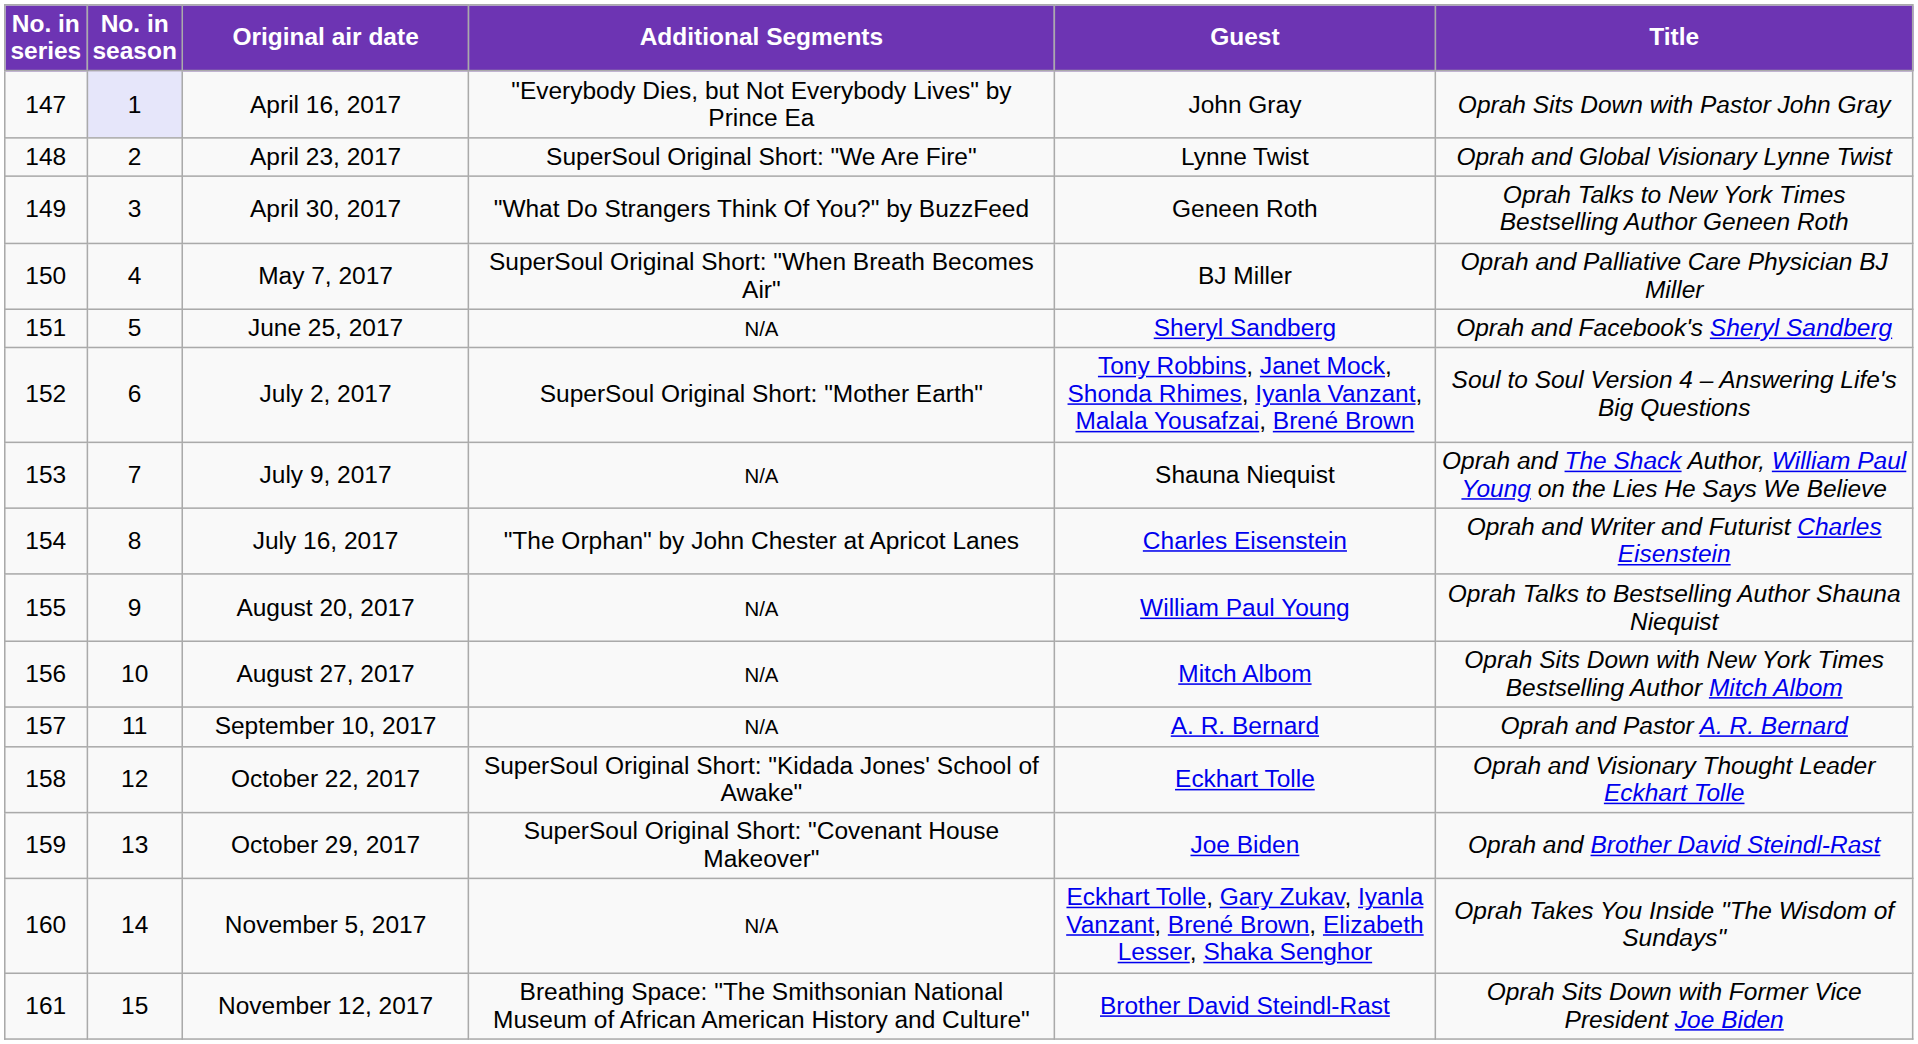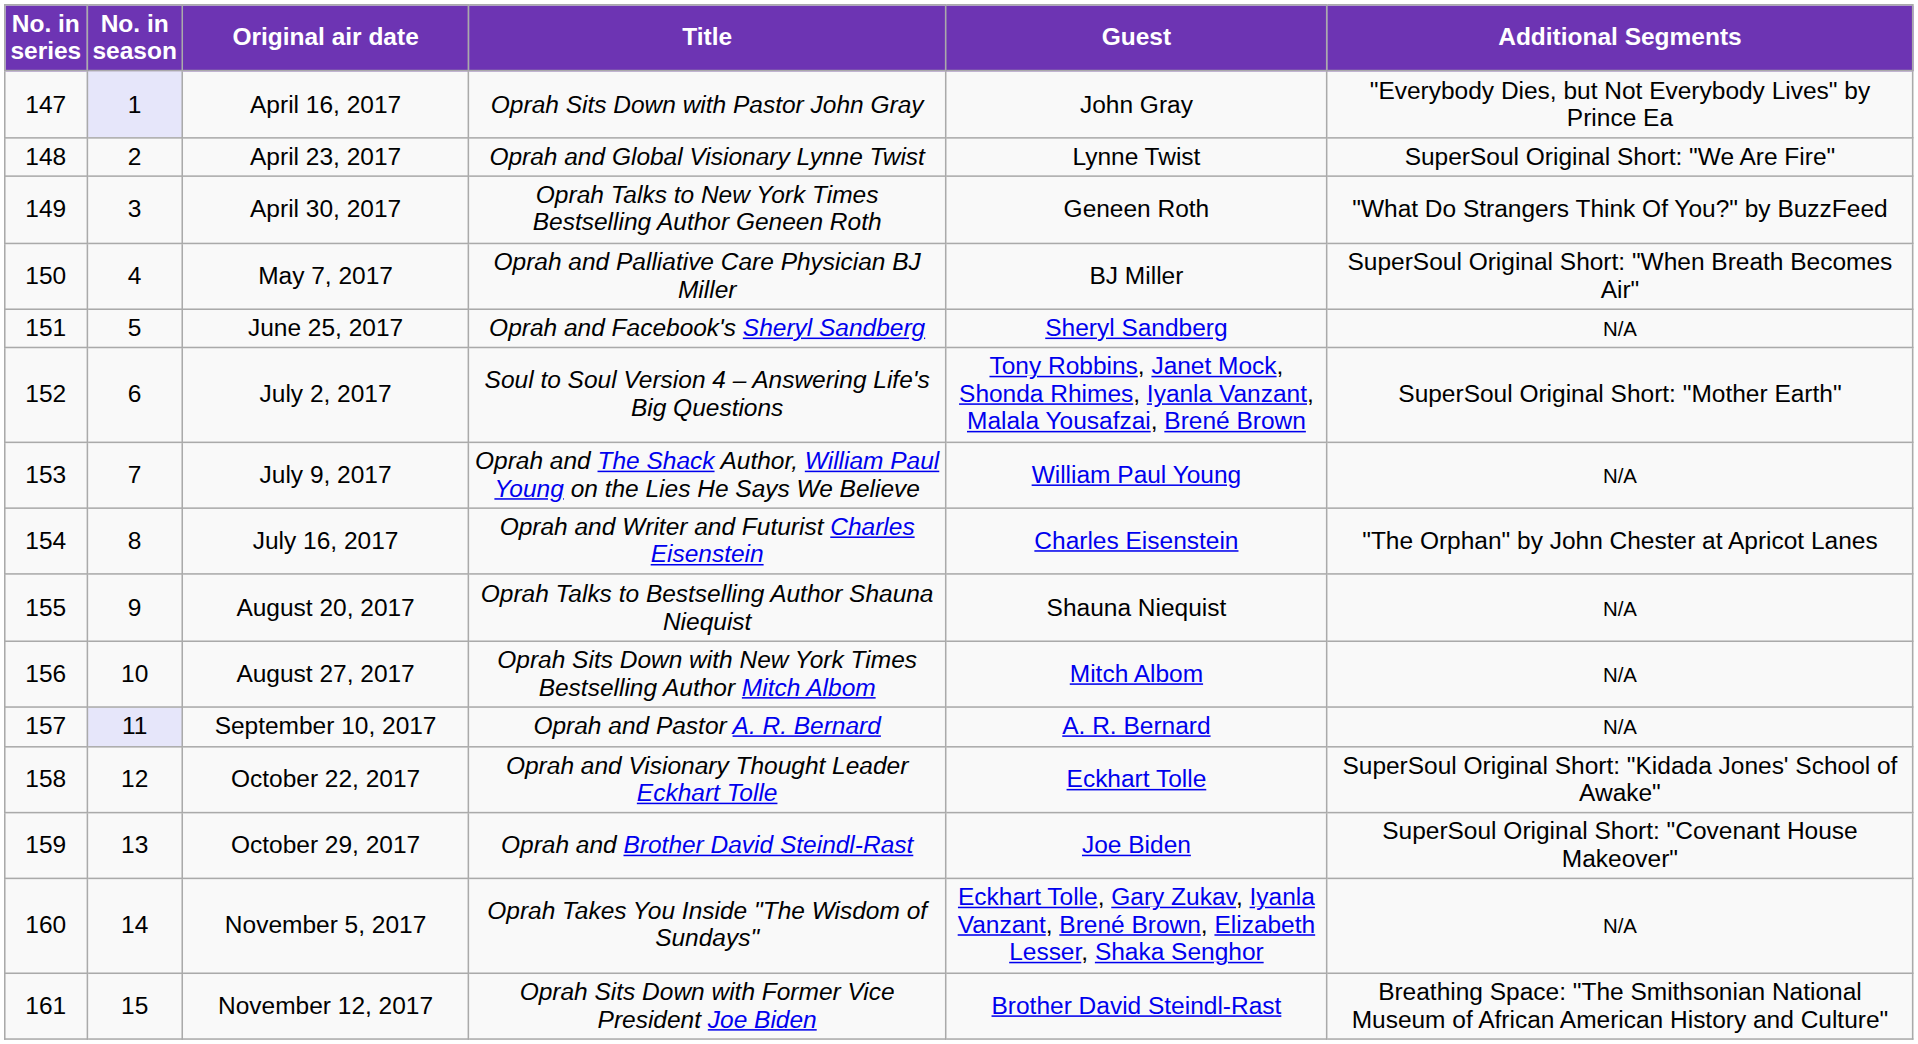columns swapped: (1674, 37) <-> (761, 37)
(1245, 474) Shauna Niequist -> (1136, 474) William Paul Young
(1245, 607) William Paul Young -> (1136, 607) Shauna Niequist
(135, 726) no background -> (135, 726) lavender background
